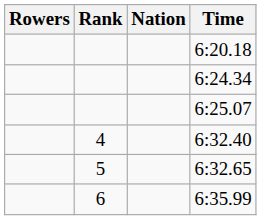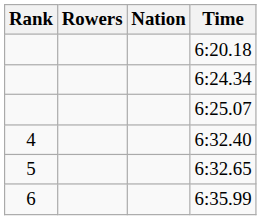columns swapped: (101, 19) <-> (39, 19)
